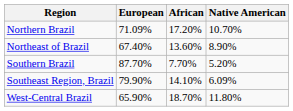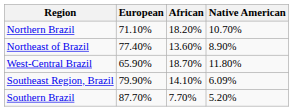(135, 30) 71.09% -> (135, 30) 71.10%
(185, 30) 17.20% -> (185, 30) 18.20%
(135, 47) 67.40% -> (135, 47) 77.40%
rows swapped: (49, 98) <-> (41, 64)
